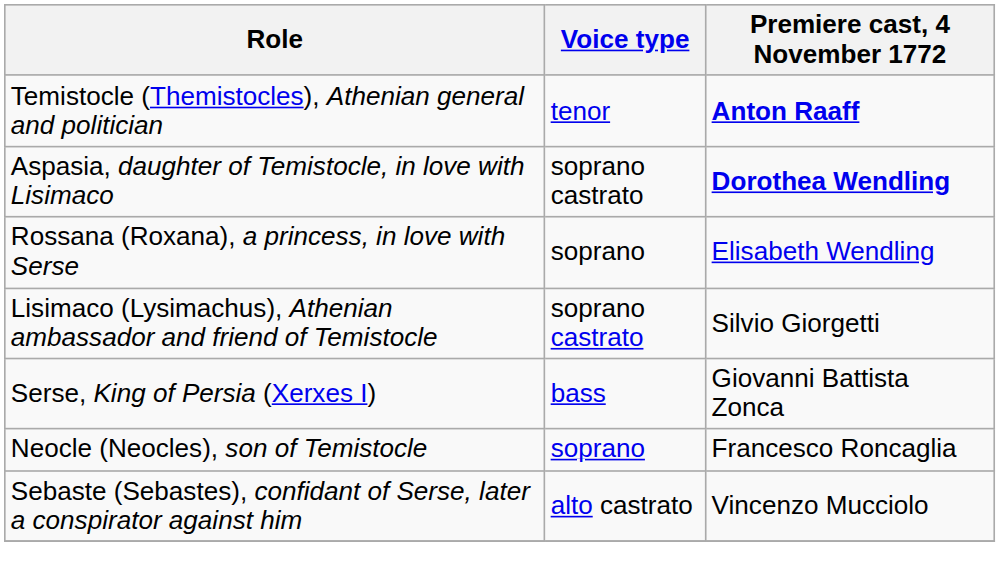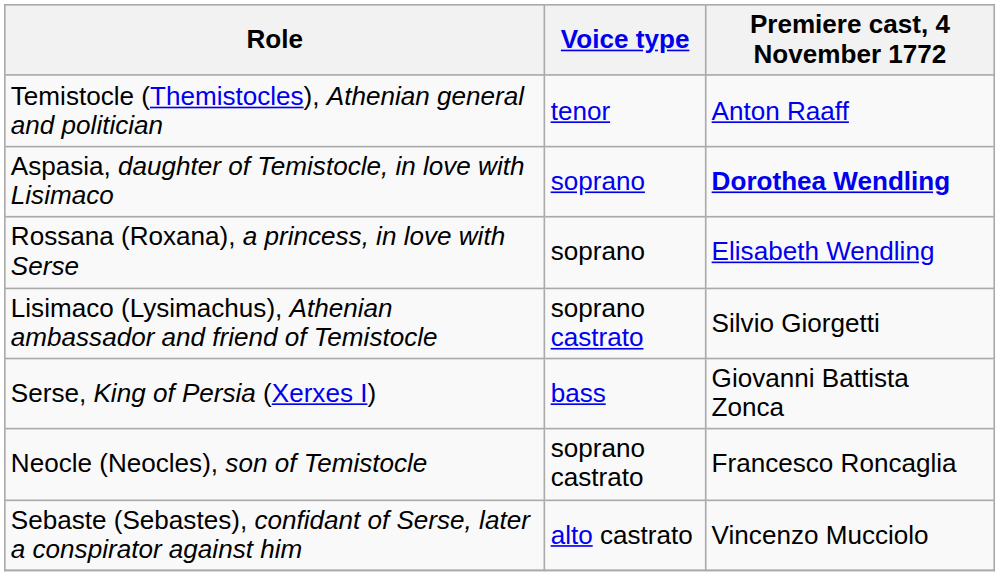(786, 110) bold -> (780, 110) normal
(598, 181) soprano castrato -> (598, 181) soprano
(598, 449) soprano -> (598, 464) soprano castrato
